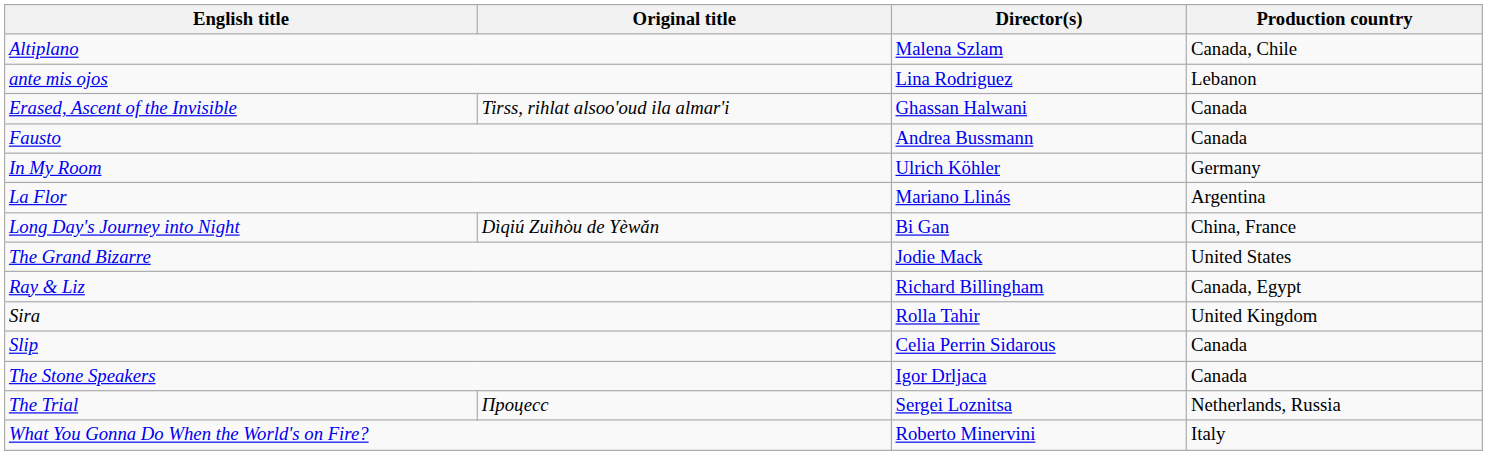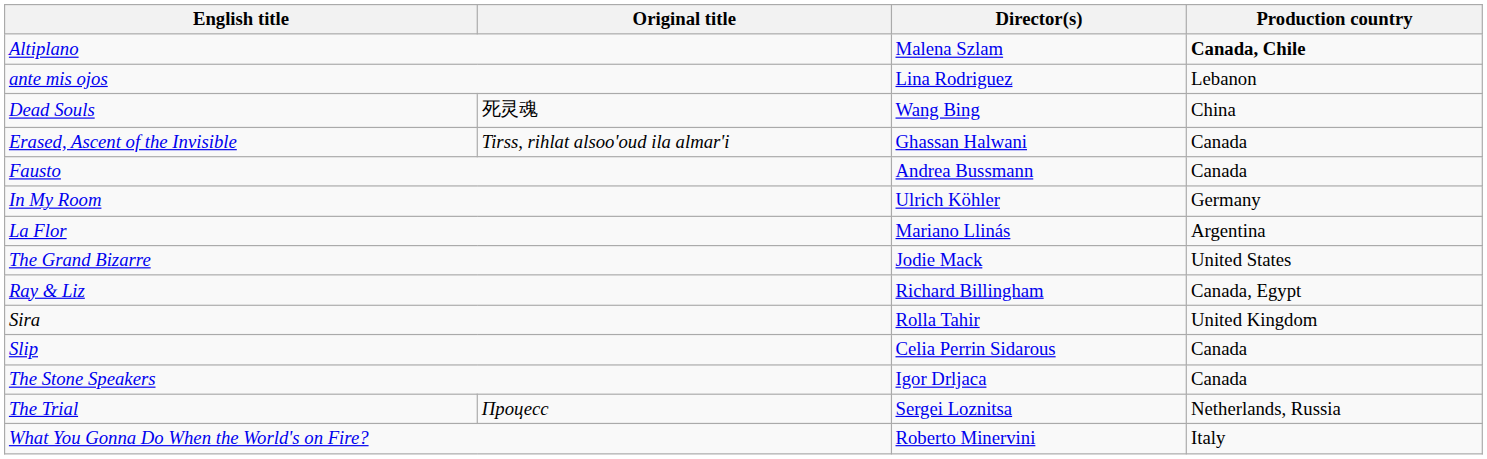(1244, 49) normal -> (1248, 49) bold
+ row: (52, 110)
- row: (124, 227)
